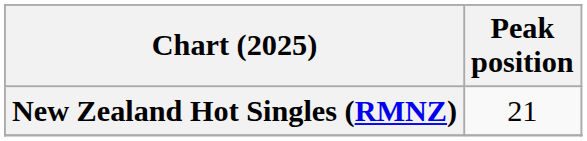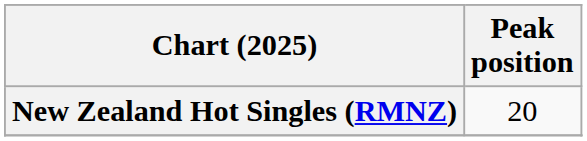(522, 110) 21 -> (522, 110) 20
